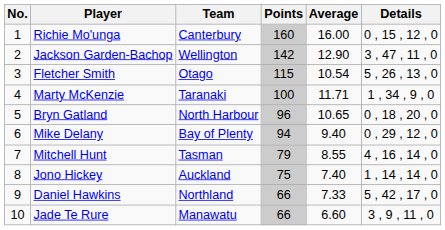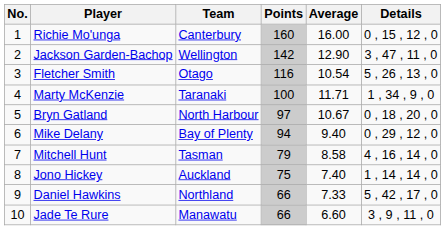(284, 74) 115 -> (284, 74) 116
(284, 114) 96 -> (284, 114) 97
(334, 114) 10.65 -> (334, 114) 10.67
(334, 154) 8.55 -> (334, 154) 8.58
